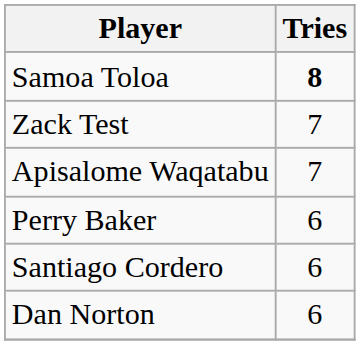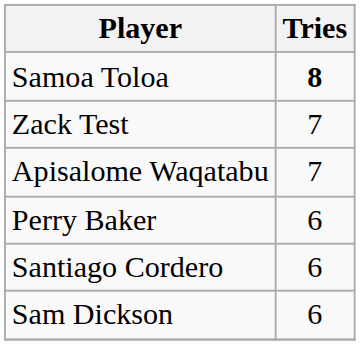+ row: (93, 314)
- row: (83, 314)
